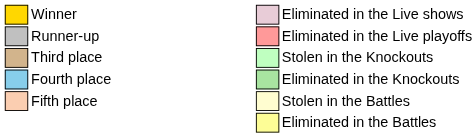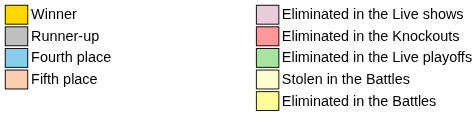(377, 36) Eliminated in the Live playoffs -> (371, 36) Eliminated in the Knockouts
- row: (67, 57)
(371, 79) Eliminated in the Knockouts -> (377, 57) Eliminated in the Live playoffs
